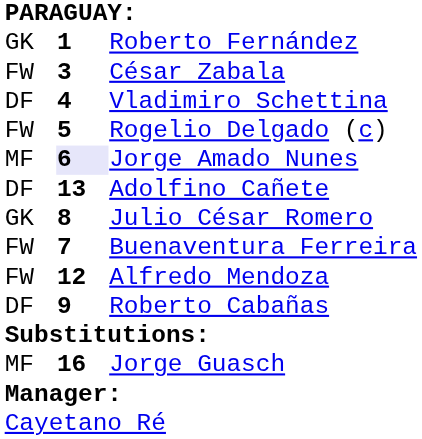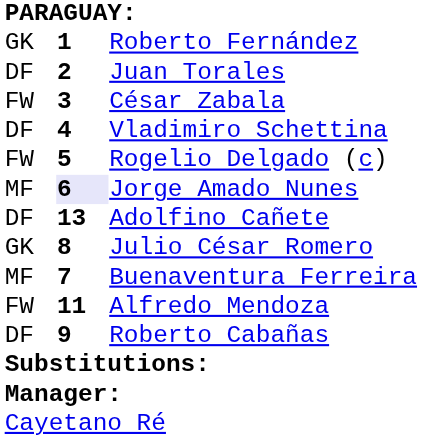+ row: (197, 72)
(19, 248) FW -> (19, 277) MF
(72, 277) 12 -> (72, 306) 11
- row: (197, 365)
